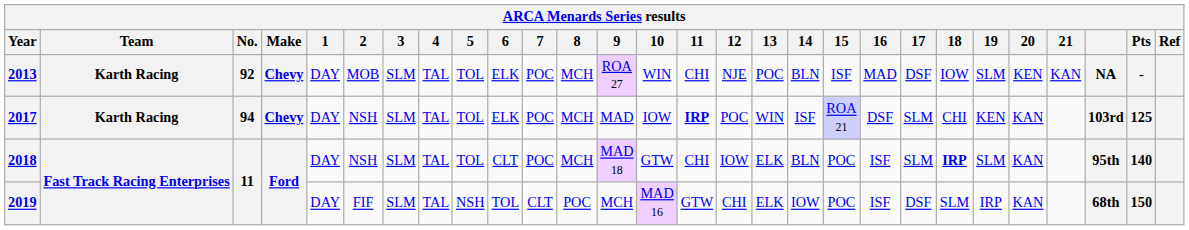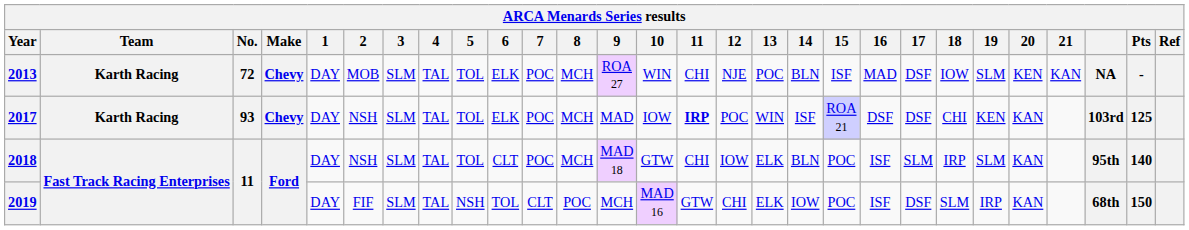(247, 75) 92 -> (247, 75) 72
(247, 117) 94 -> (247, 117) 93
(918, 117) SLM -> (918, 117) DSF
(955, 160) bold -> (955, 160) normal
